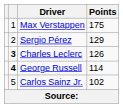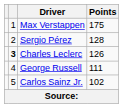(97, 39) 129 -> (97, 39) 128
(13, 68) bold -> (13, 68) normal
(96, 68) 114 -> (96, 68) 111
